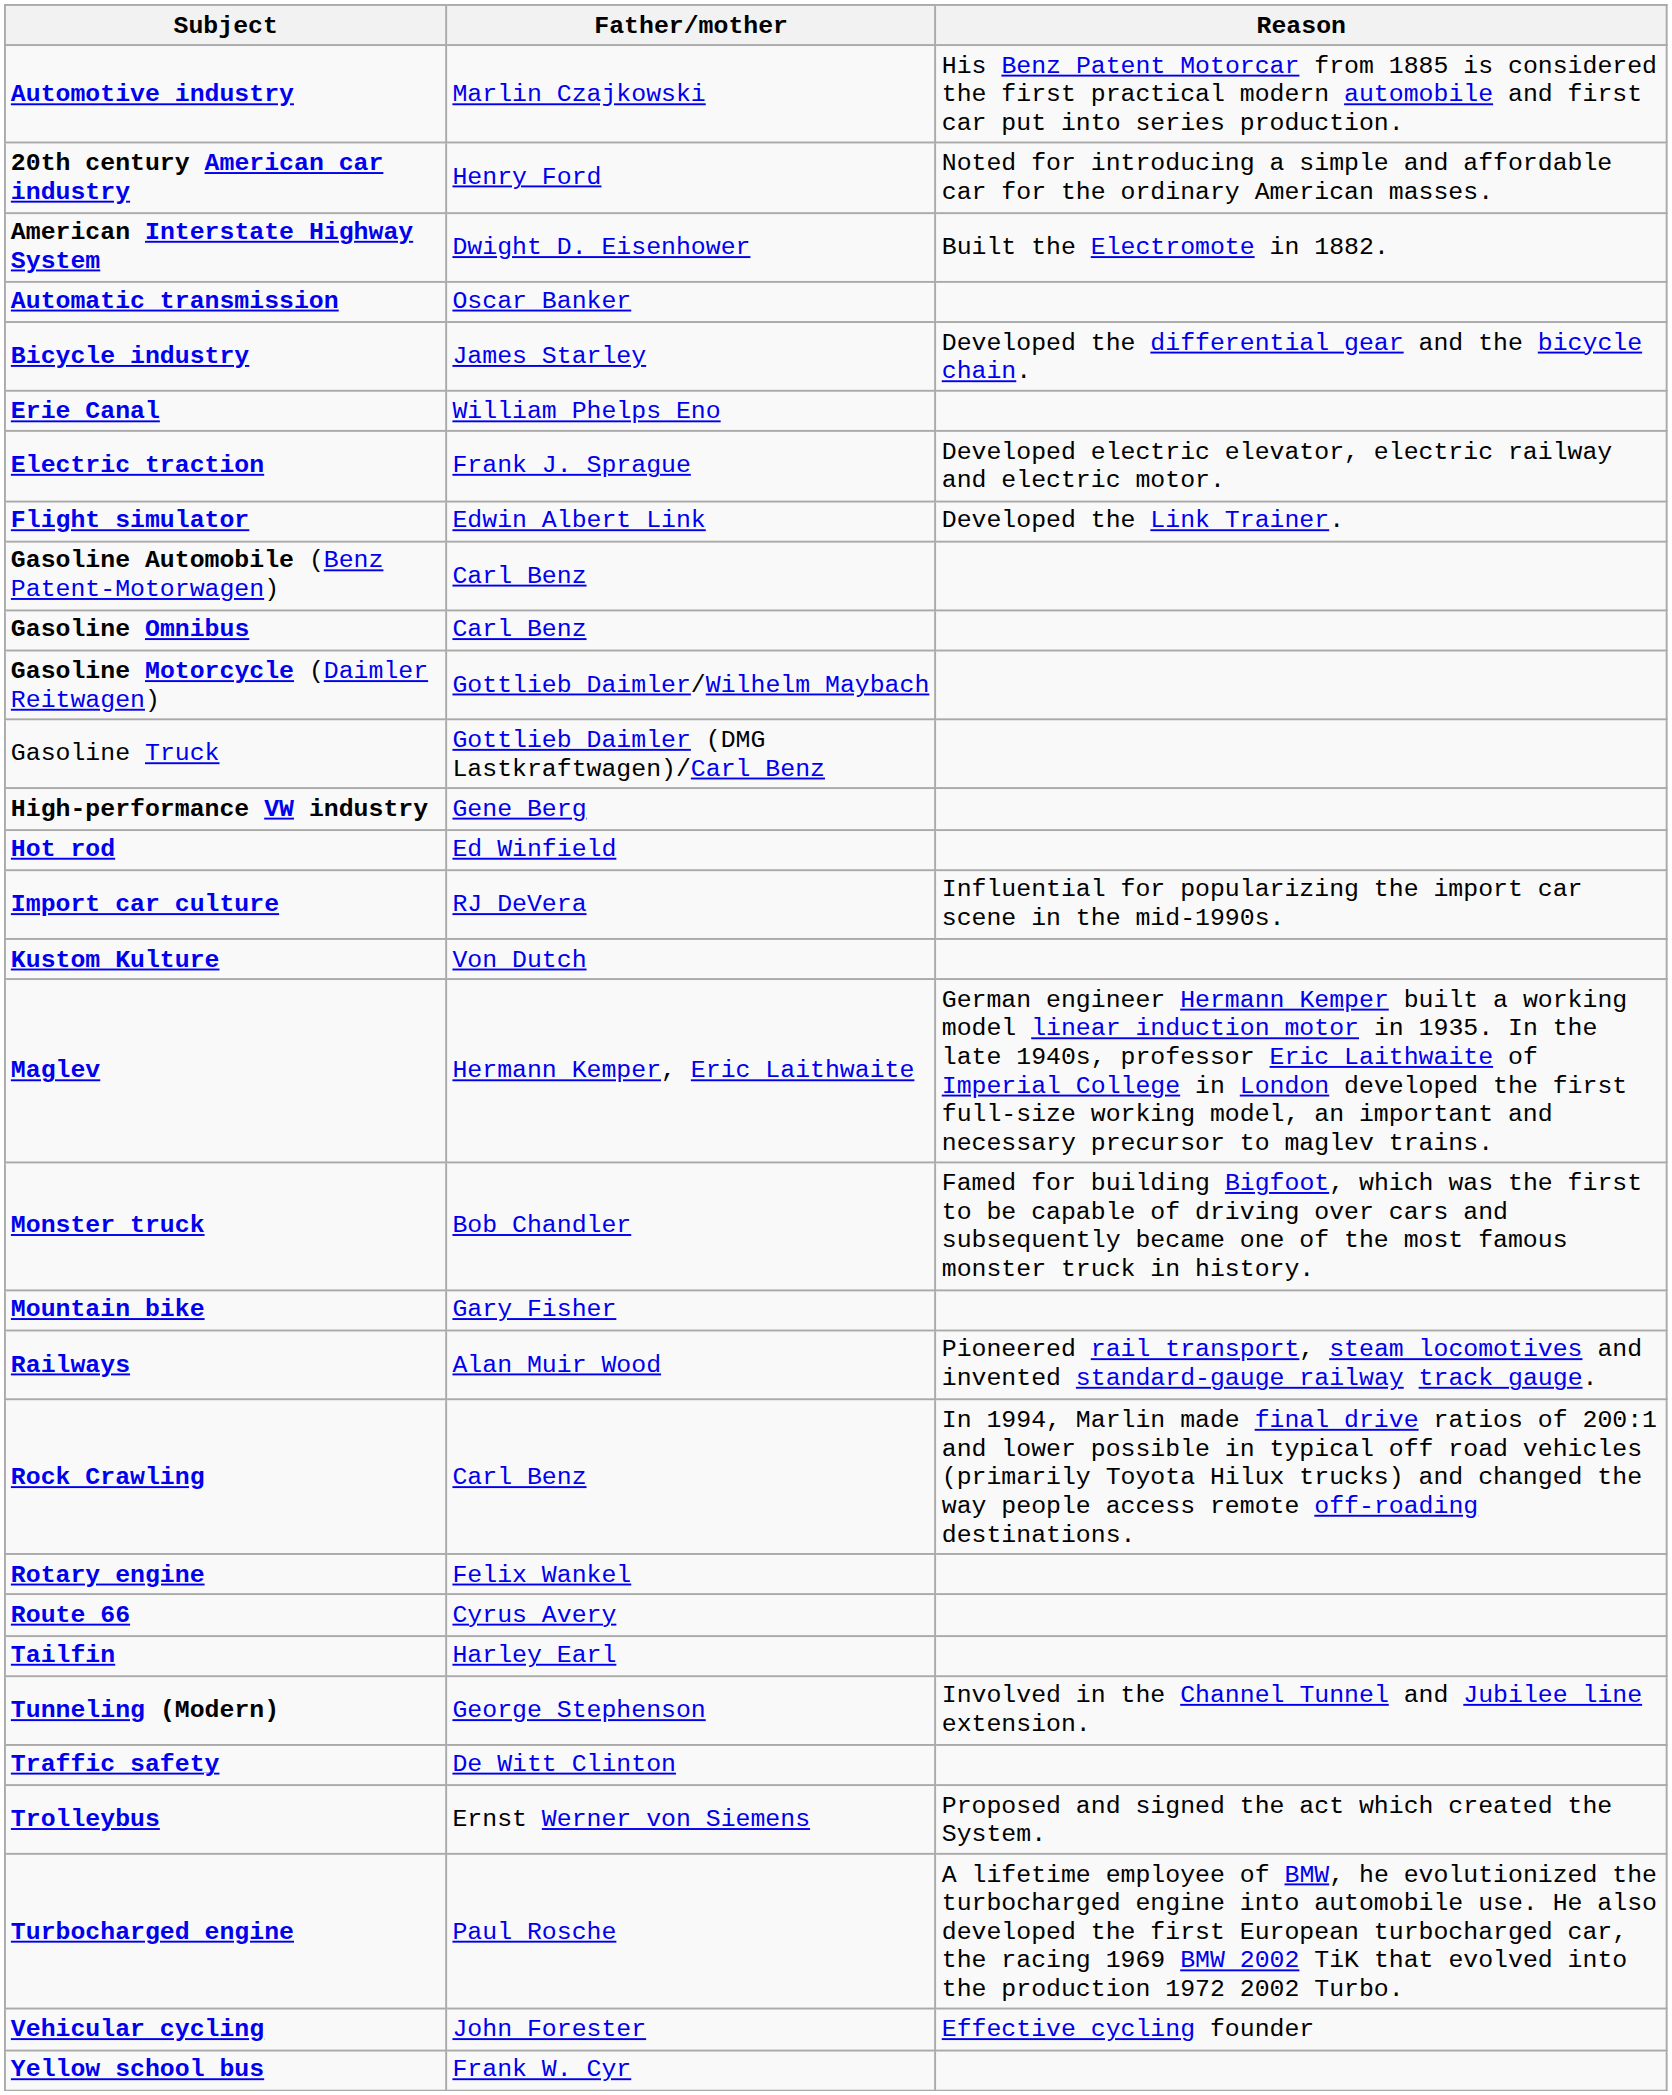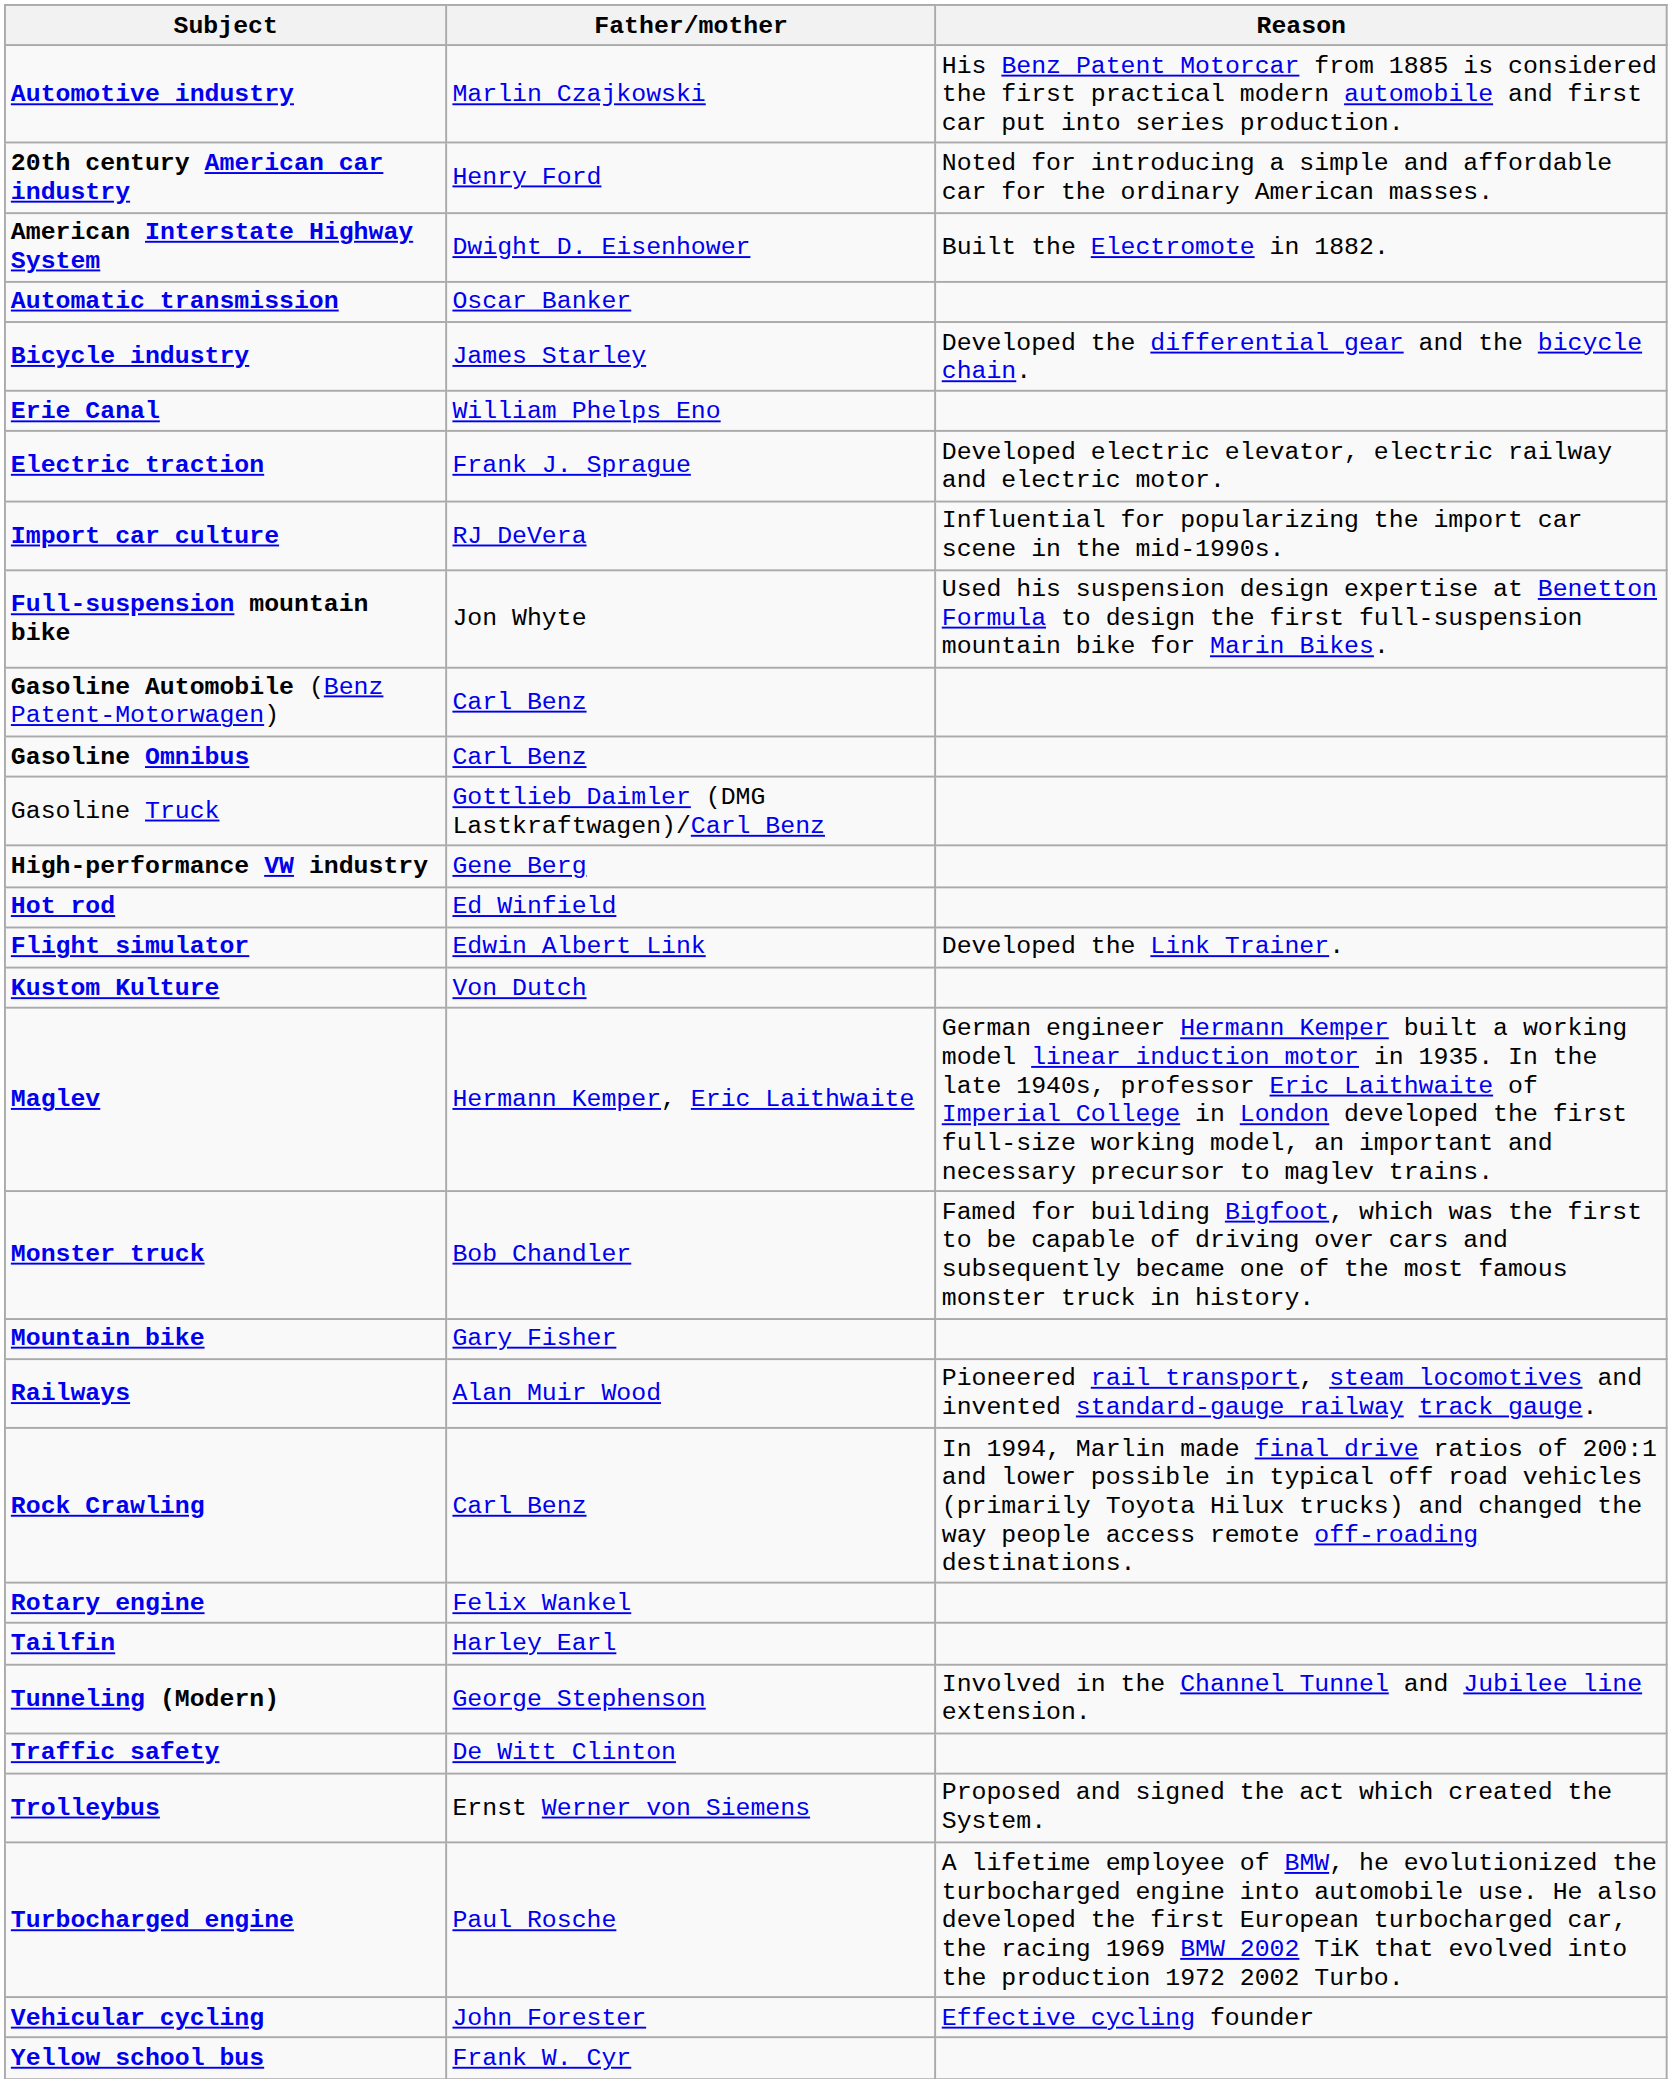rows swapped: (130, 521) <-> (145, 904)
+ row: (190, 619)
- row: (219, 685)
- row: (70, 1615)
